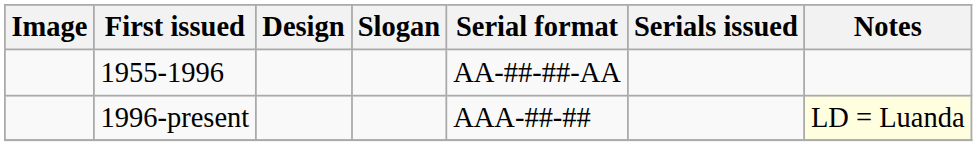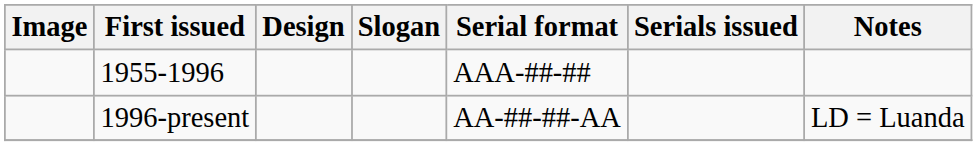(537, 72) AA-##-##-AA -> (522, 72) AAA-##-##
(522, 117) AAA-##-## -> (537, 117) AA-##-##-AA
(888, 117) lightyellow background -> (888, 117) no background
